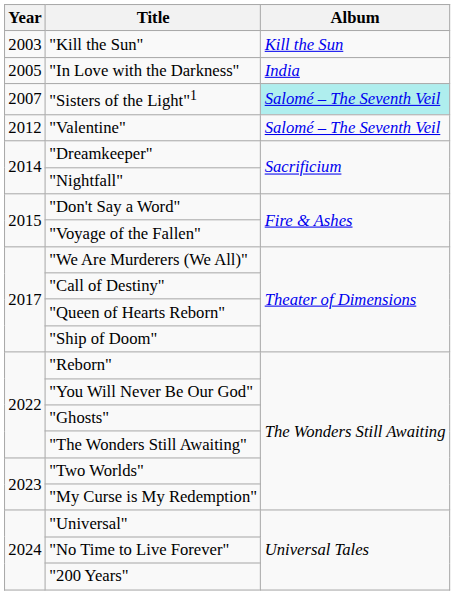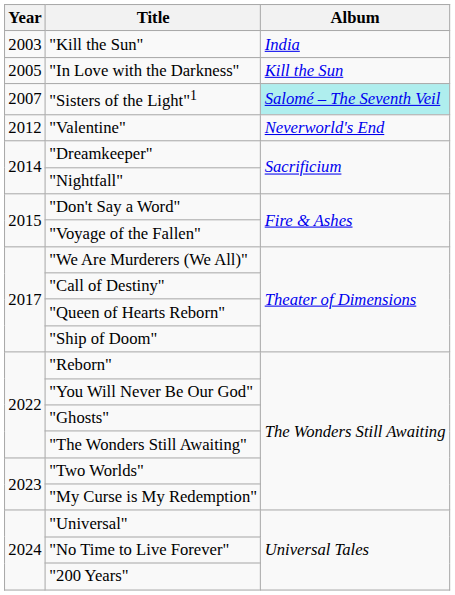(304, 44) Kill the Sun -> (282, 44) India
(282, 70) India -> (304, 70) Kill the Sun
(352, 127) Salomé – The Seventh Veil -> (324, 127) Neverworld's End
